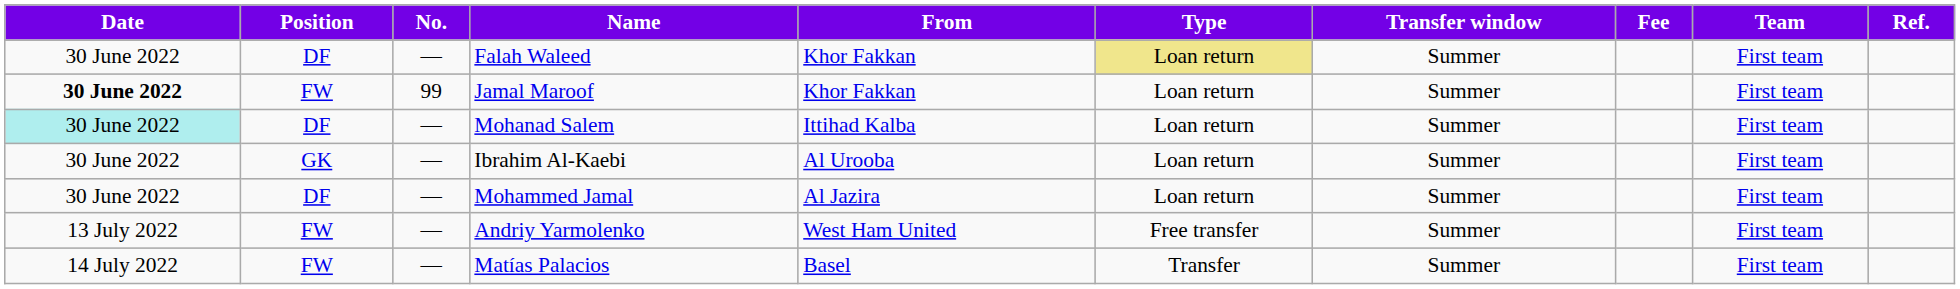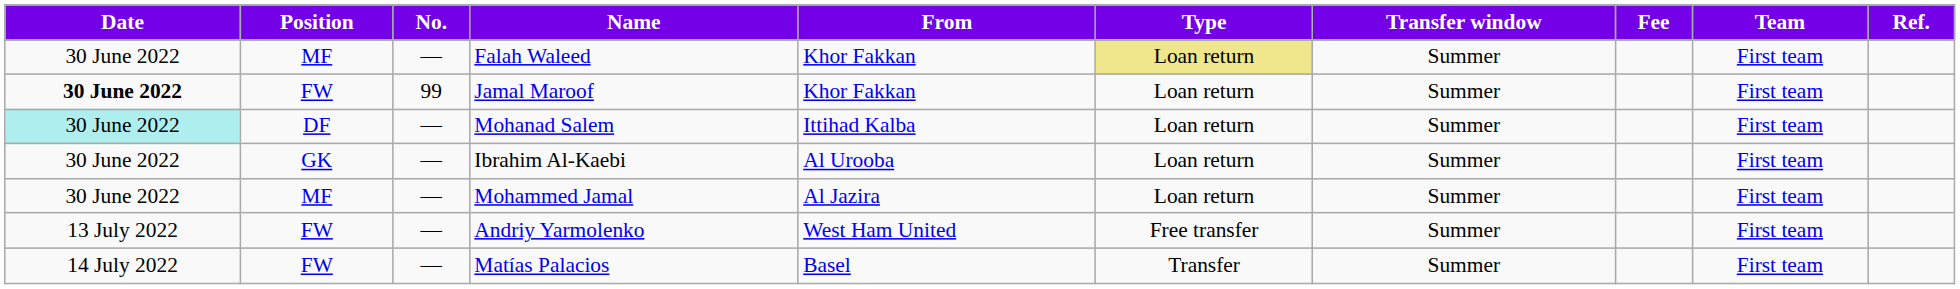(317, 56) DF -> (317, 56) MF
(317, 195) DF -> (317, 195) MF
